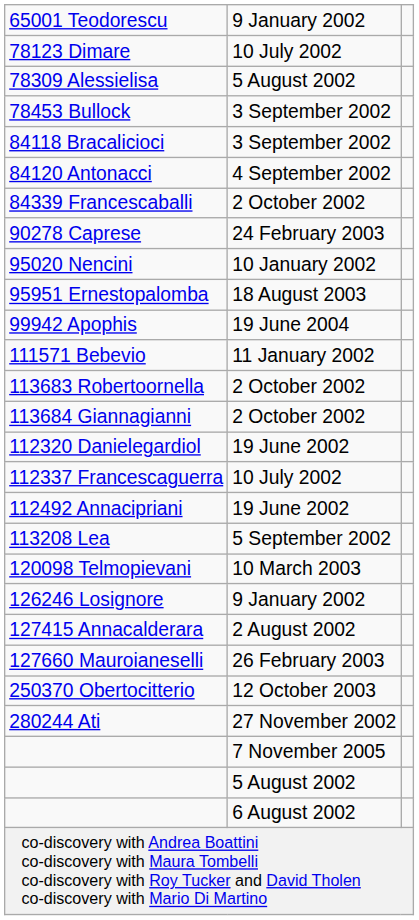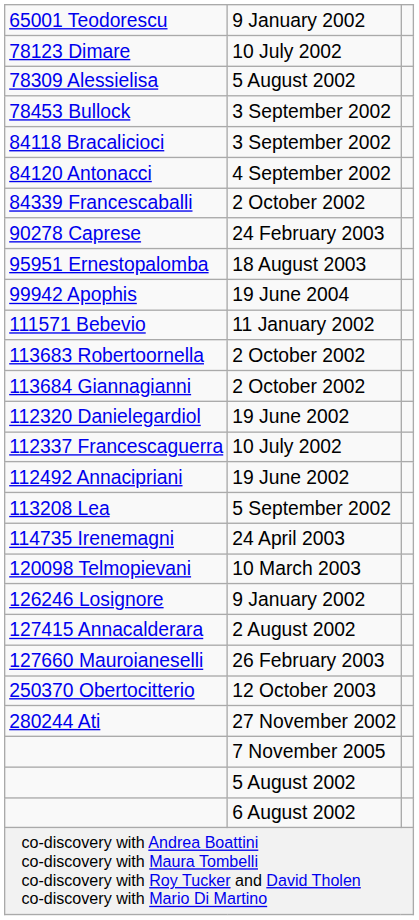- row: (71, 264)
+ row: (92, 539)
